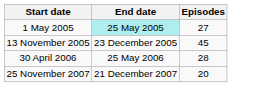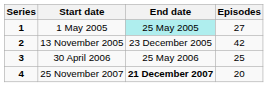+ column: (21, 12)
(203, 43) 45 -> (239, 43) 42
(203, 58) 28 -> (239, 58) 25
(136, 74) normal -> (170, 74) bold
